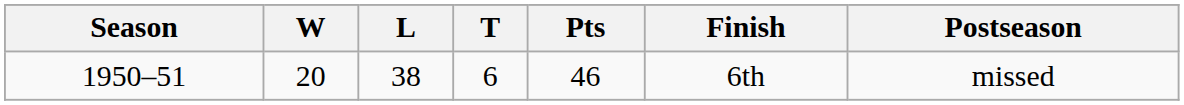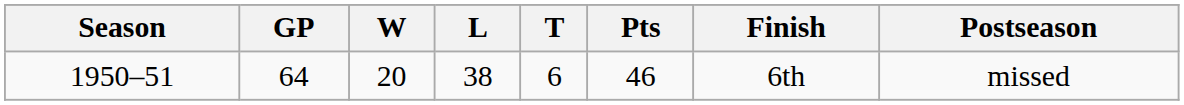+ column: (294, 28)
